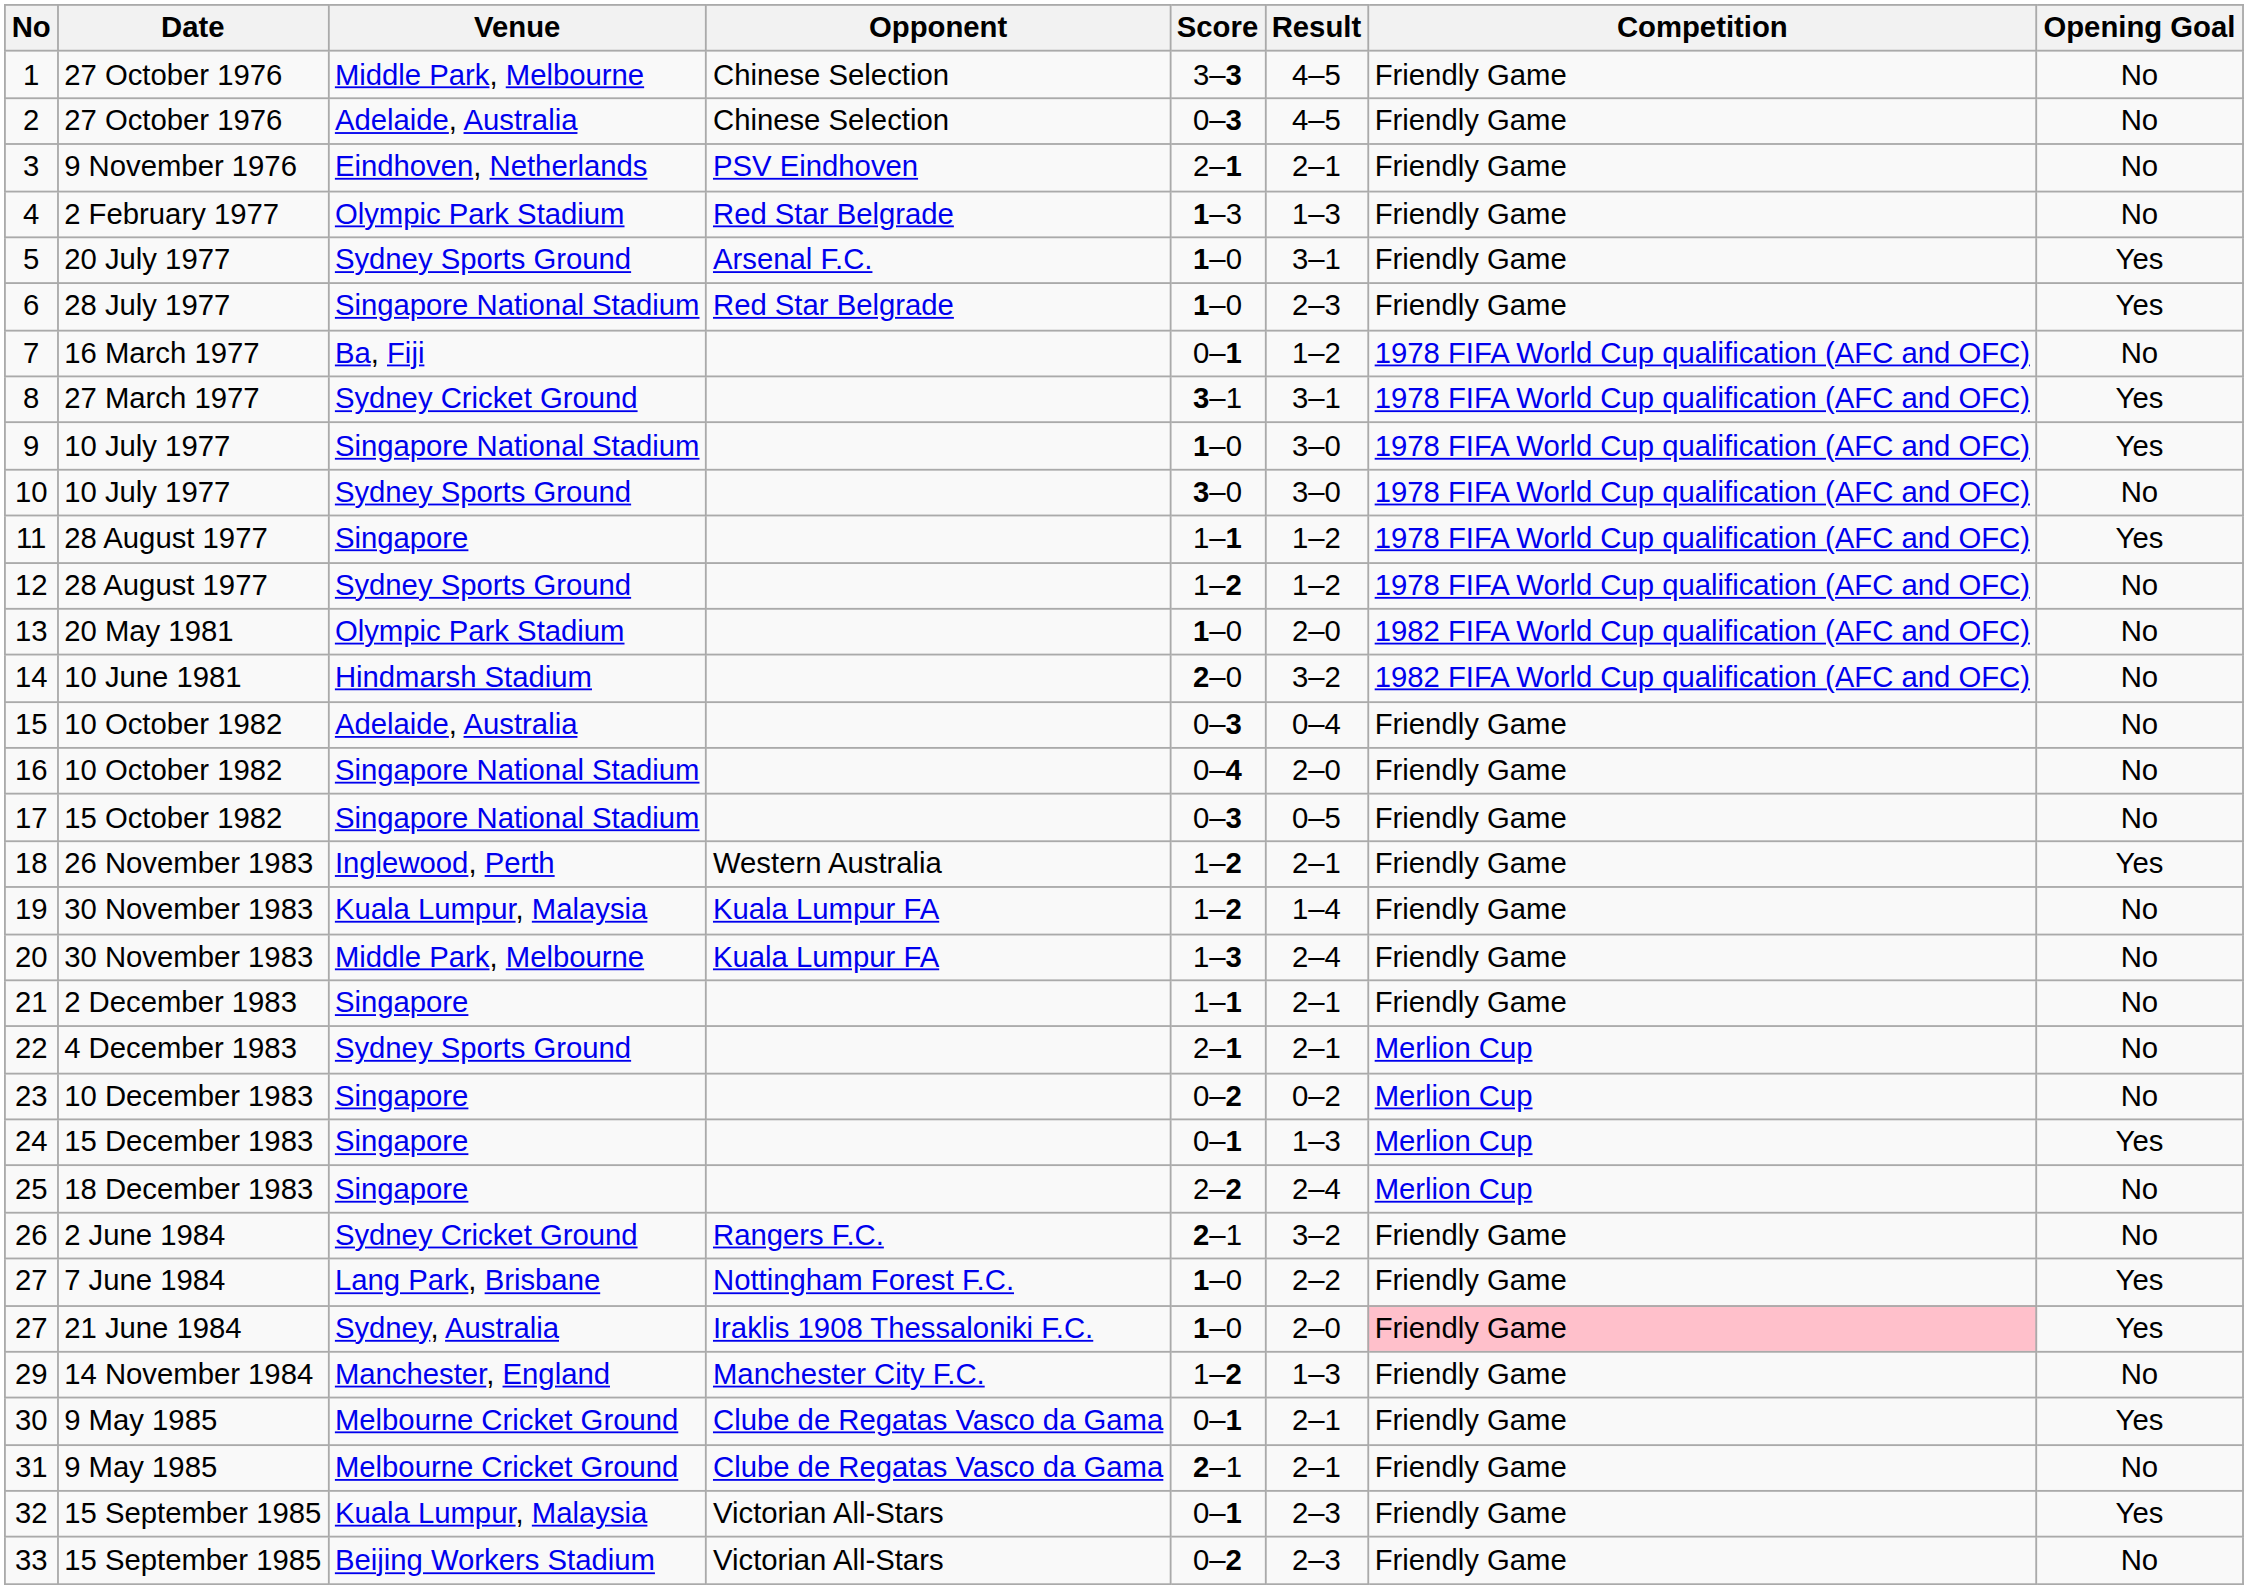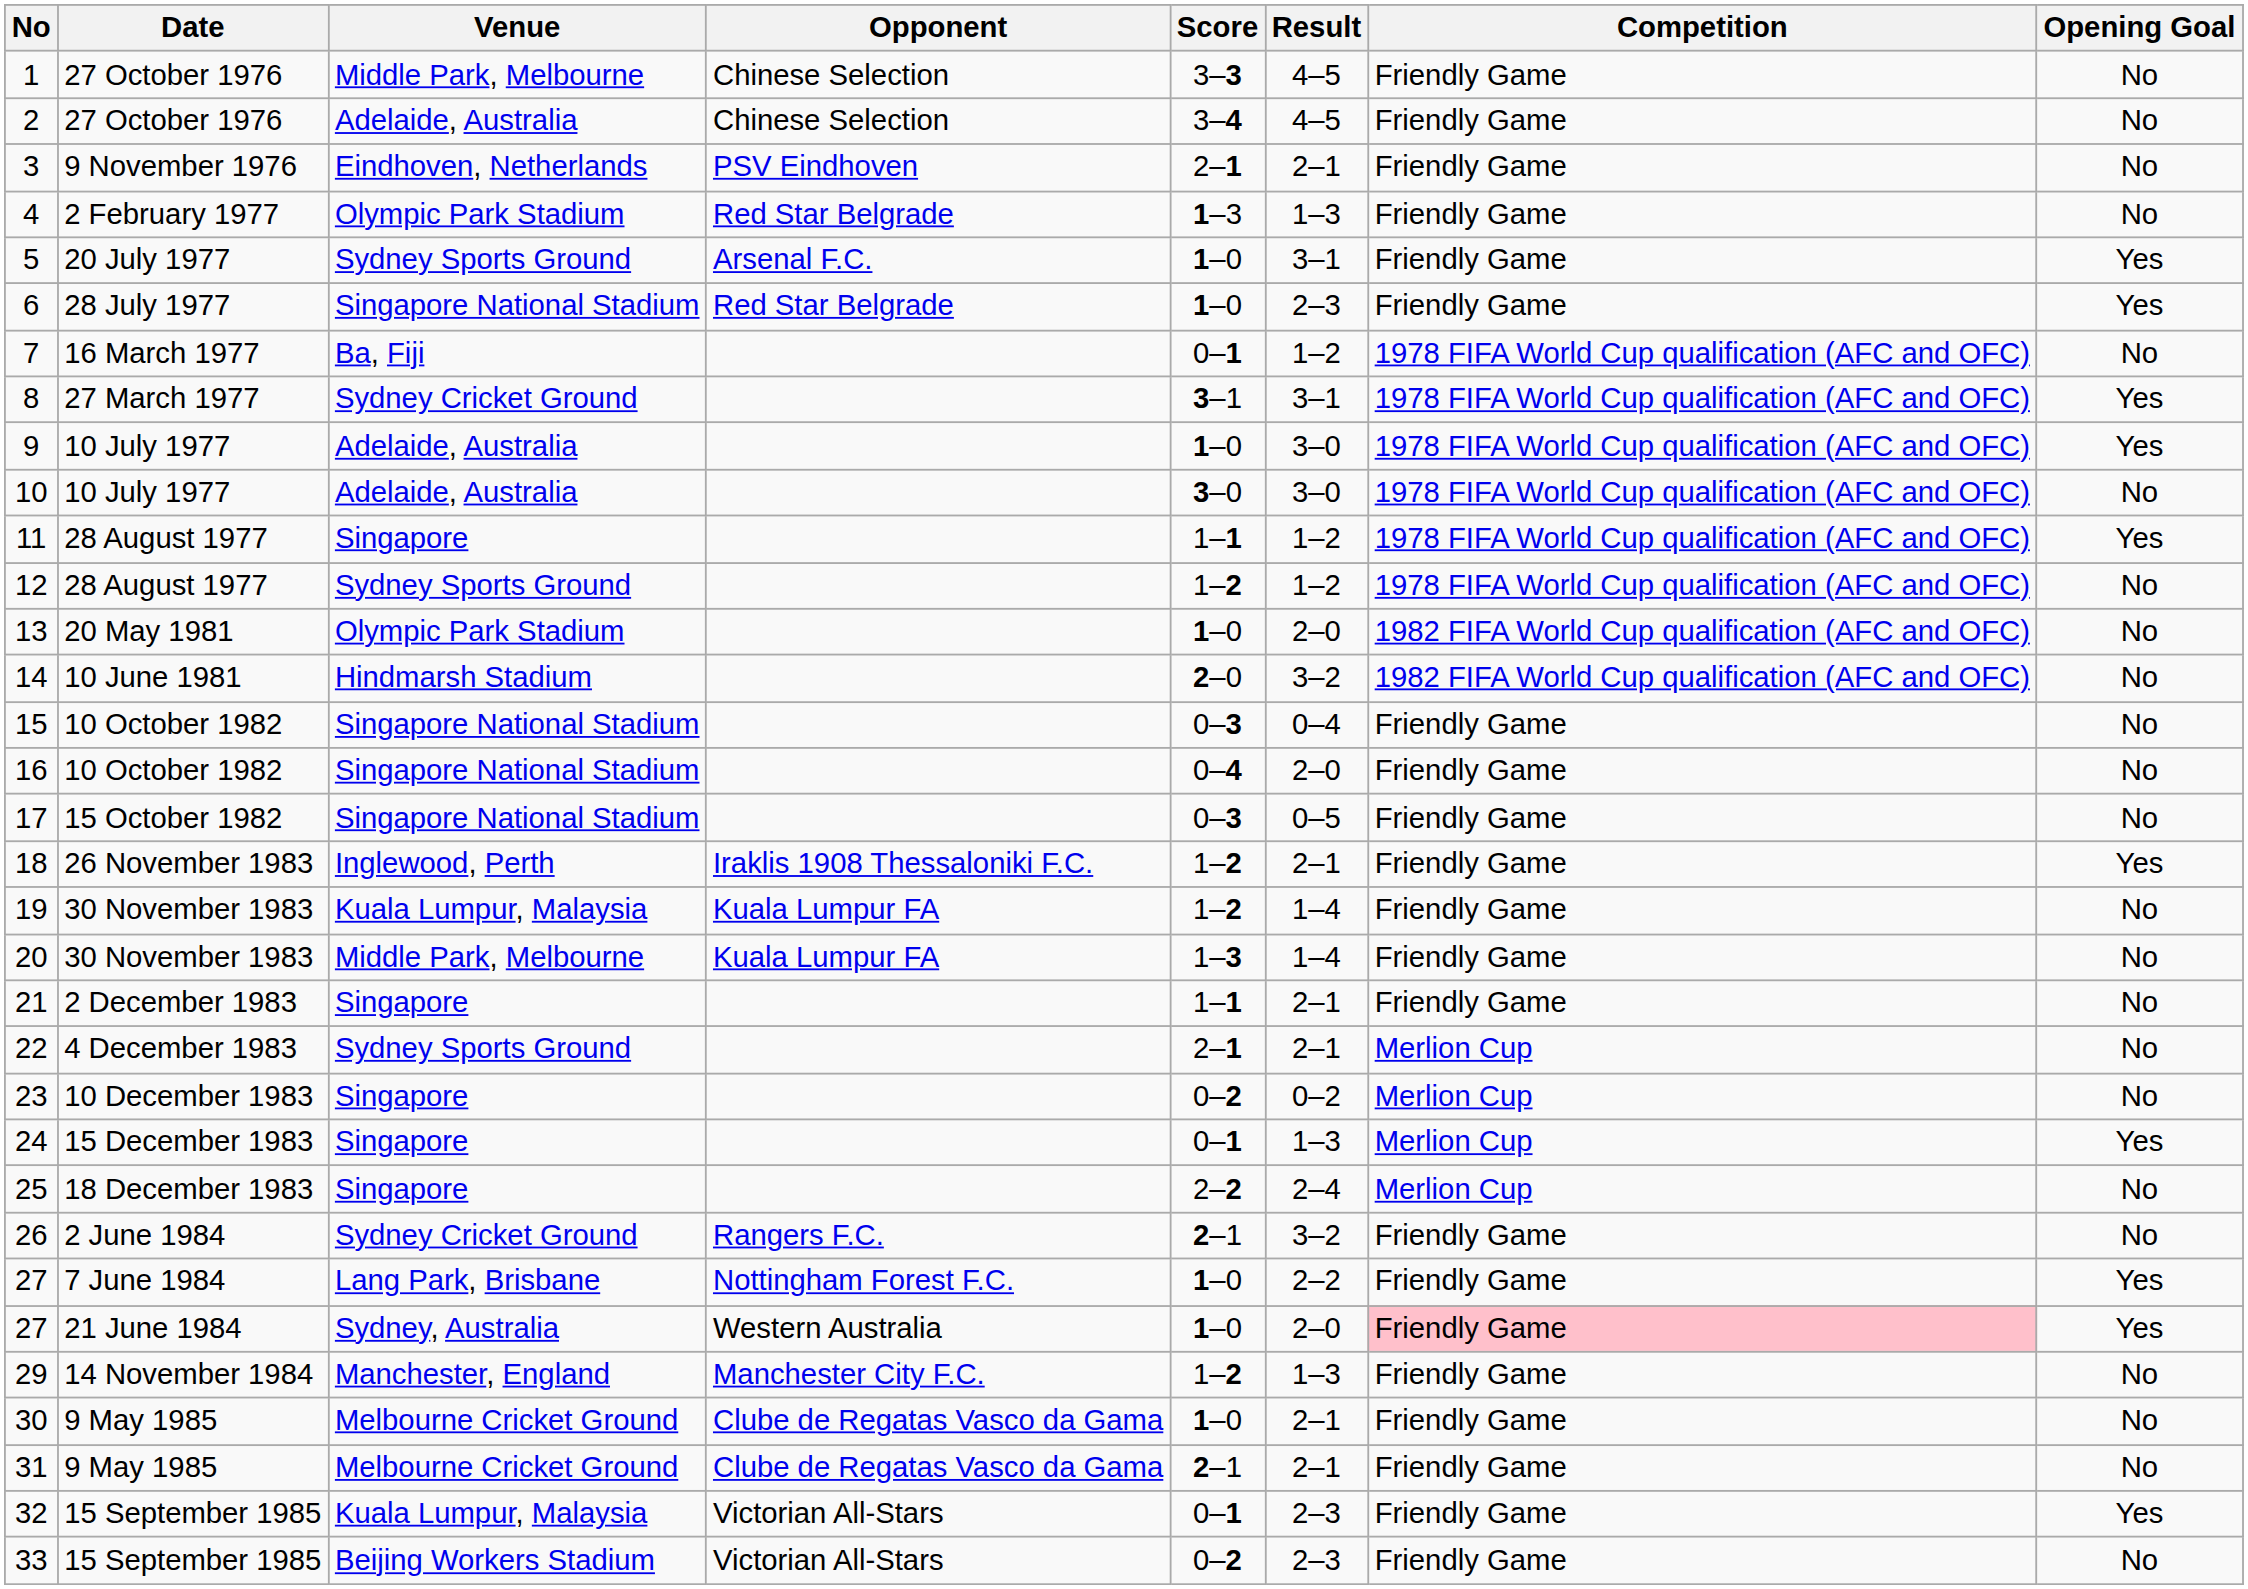(1217, 120) 0–3 -> (1217, 120) 3–4
(517, 445) Singapore National Stadium -> (456, 445) Adelaide, Australia
(483, 492) Sydney Sports Ground -> (456, 492) Adelaide, Australia
(456, 724) Adelaide, Australia -> (517, 724) Singapore National Stadium
(827, 863) Western Australia -> (903, 863) Iraklis 1908 Thessaloniki F.C.
(1316, 956) 2–4 -> (1316, 956) 1–4
(903, 1327) Iraklis 1908 Thessaloniki F.C. -> (827, 1327) Western Australia
(1217, 1420) 0–1 -> (1217, 1420) 1–0
(2139, 1420) Yes -> (2139, 1420) No
